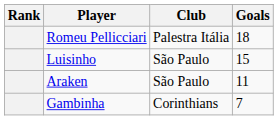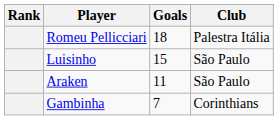columns swapped: (191, 15) <-> (253, 15)
